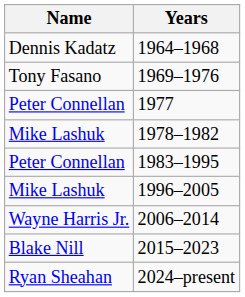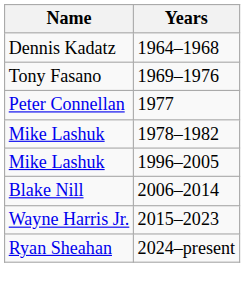- row: (178, 162)
(69, 219) Wayne Harris Jr. -> (46, 190) Blake Nill
(46, 248) Blake Nill -> (69, 219) Wayne Harris Jr.
